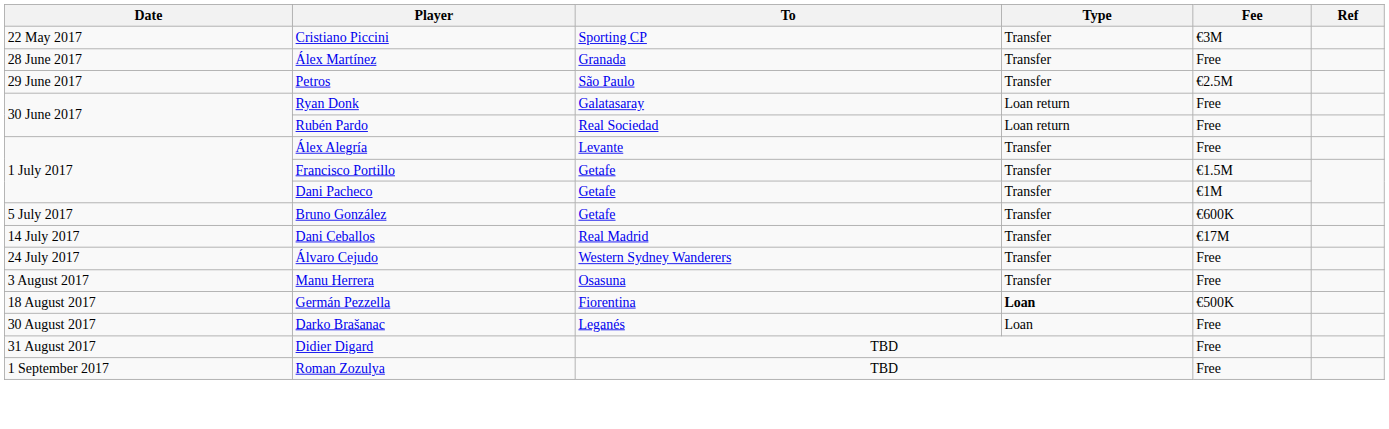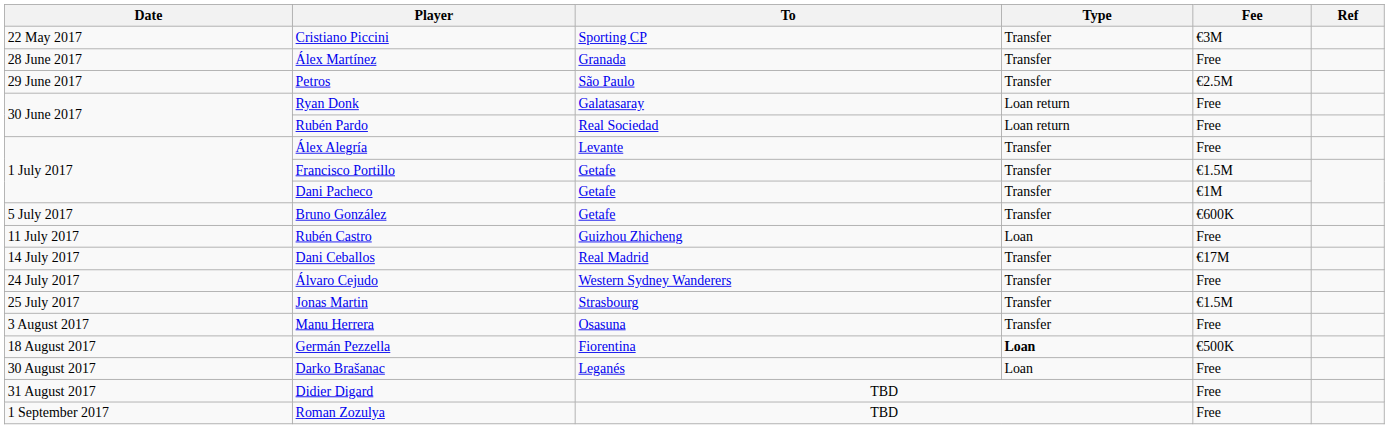+ row: (334, 236)
+ row: (332, 302)
